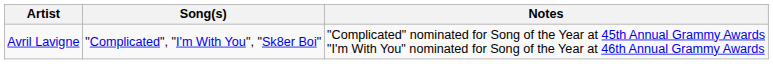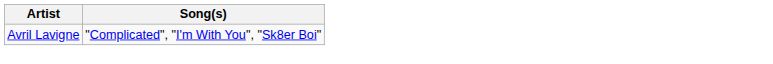- column: (546, 14)
